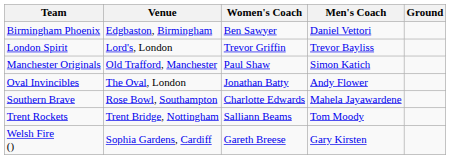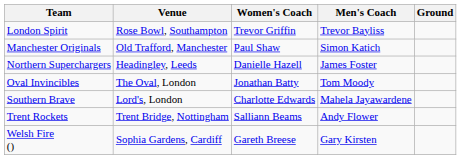- row: (54, 30)
(139, 47) Lord's, London -> (172, 30) Rose Bowl, Southampton
+ row: (59, 64)
(339, 82) Andy Flower -> (347, 82) Tom Moody
(162, 99) Rose Bowl, Southampton -> (149, 99) Lord's, London
(337, 116) Tom Moody -> (349, 116) Andy Flower
